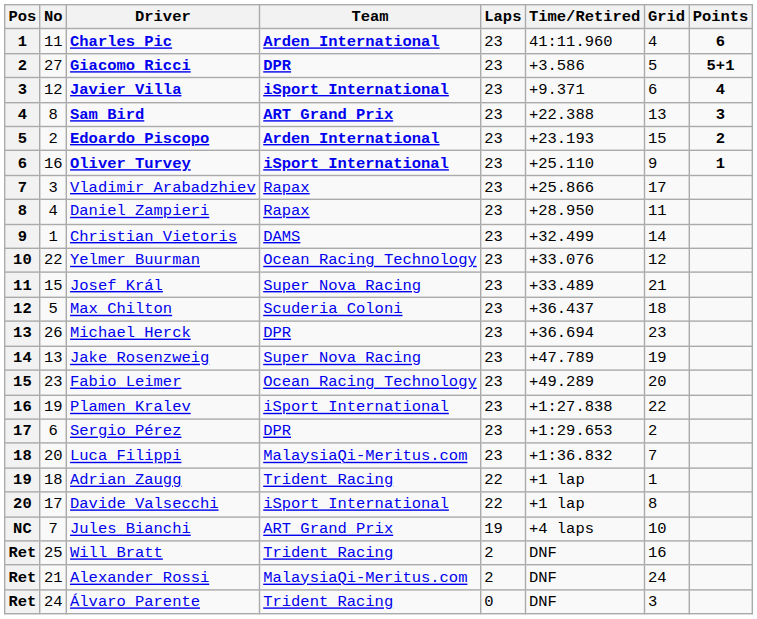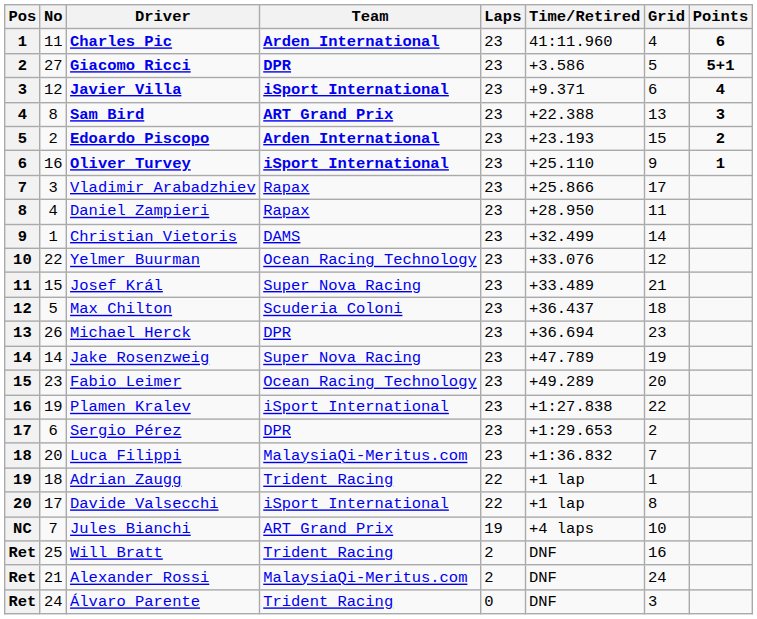(53, 358) 13 -> (53, 358) 14
